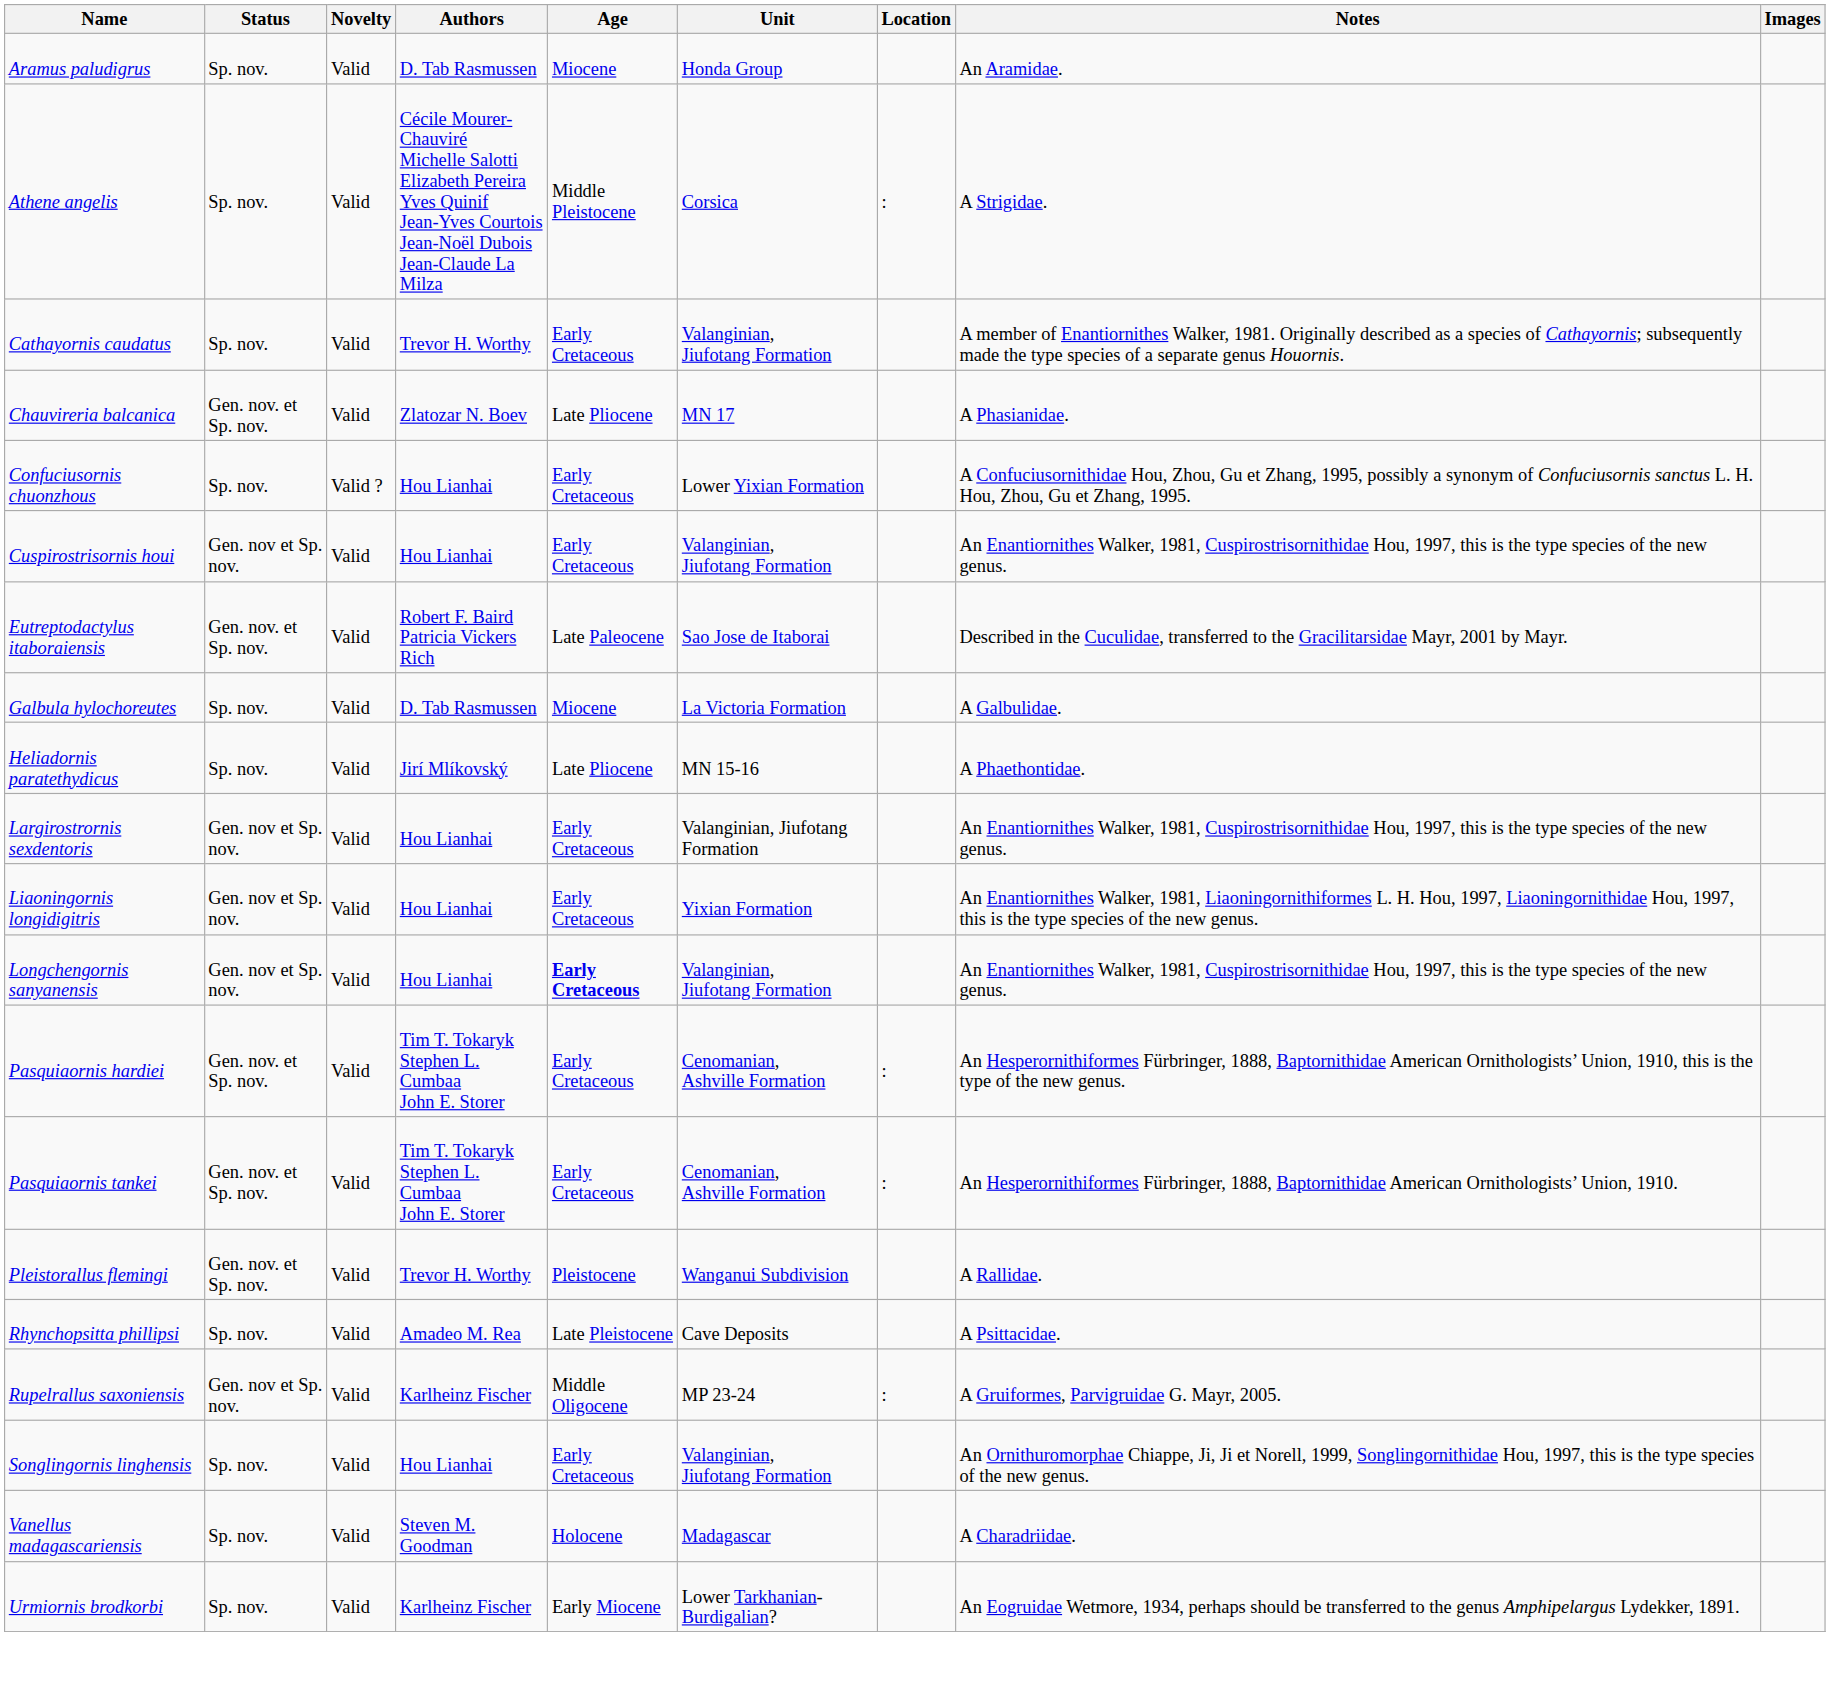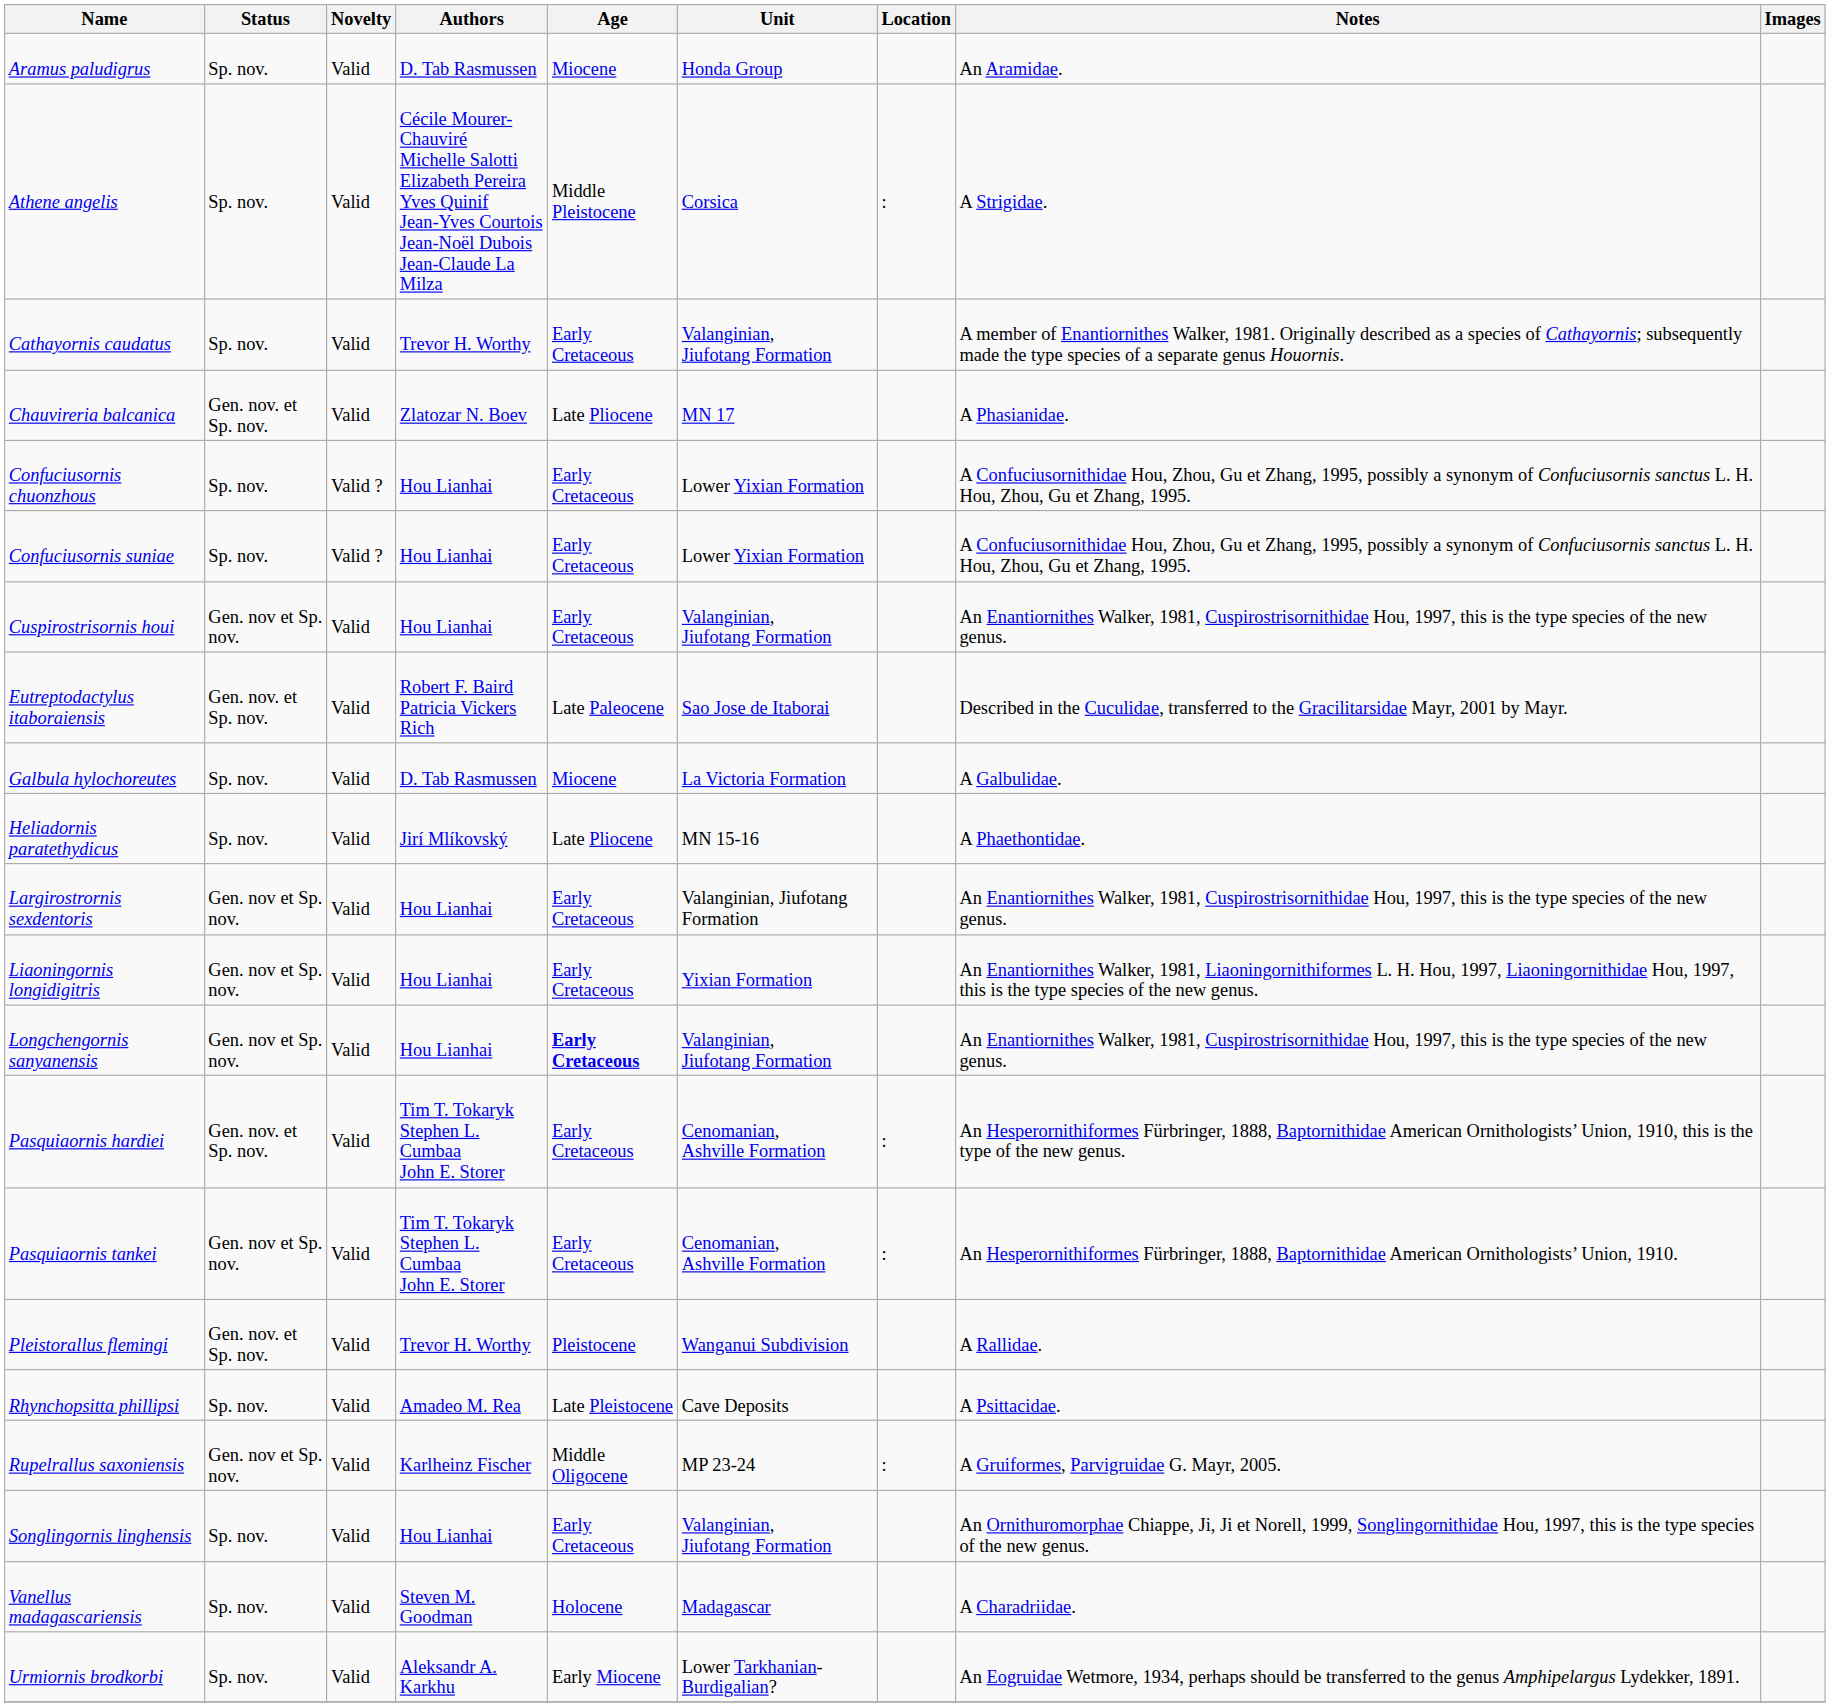+ row: (91, 556)
(253, 1183) Gen. nov. et Sp. nov. -> (265, 1253) Gen. nov et Sp. nov.
(465, 1606) Karlheinz Fischer -> (448, 1677) Aleksandr A. Karkhu
